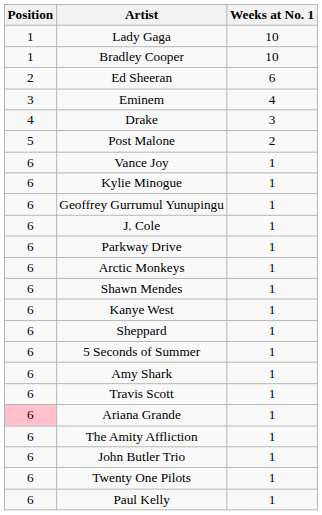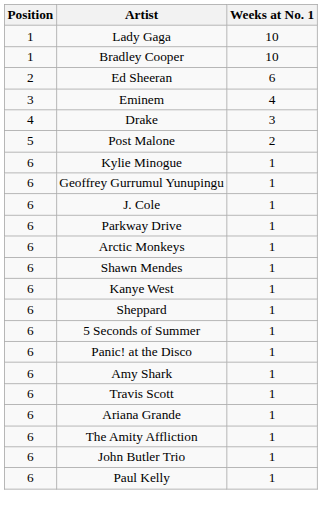- row: (142, 162)
+ row: (142, 352)
(30, 415) pink background -> (30, 415) no background
- row: (142, 478)
